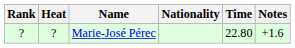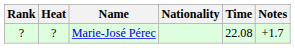(239, 33) 22.80 -> (239, 33) 22.08
(273, 33) +1.6 -> (273, 33) +1.7
